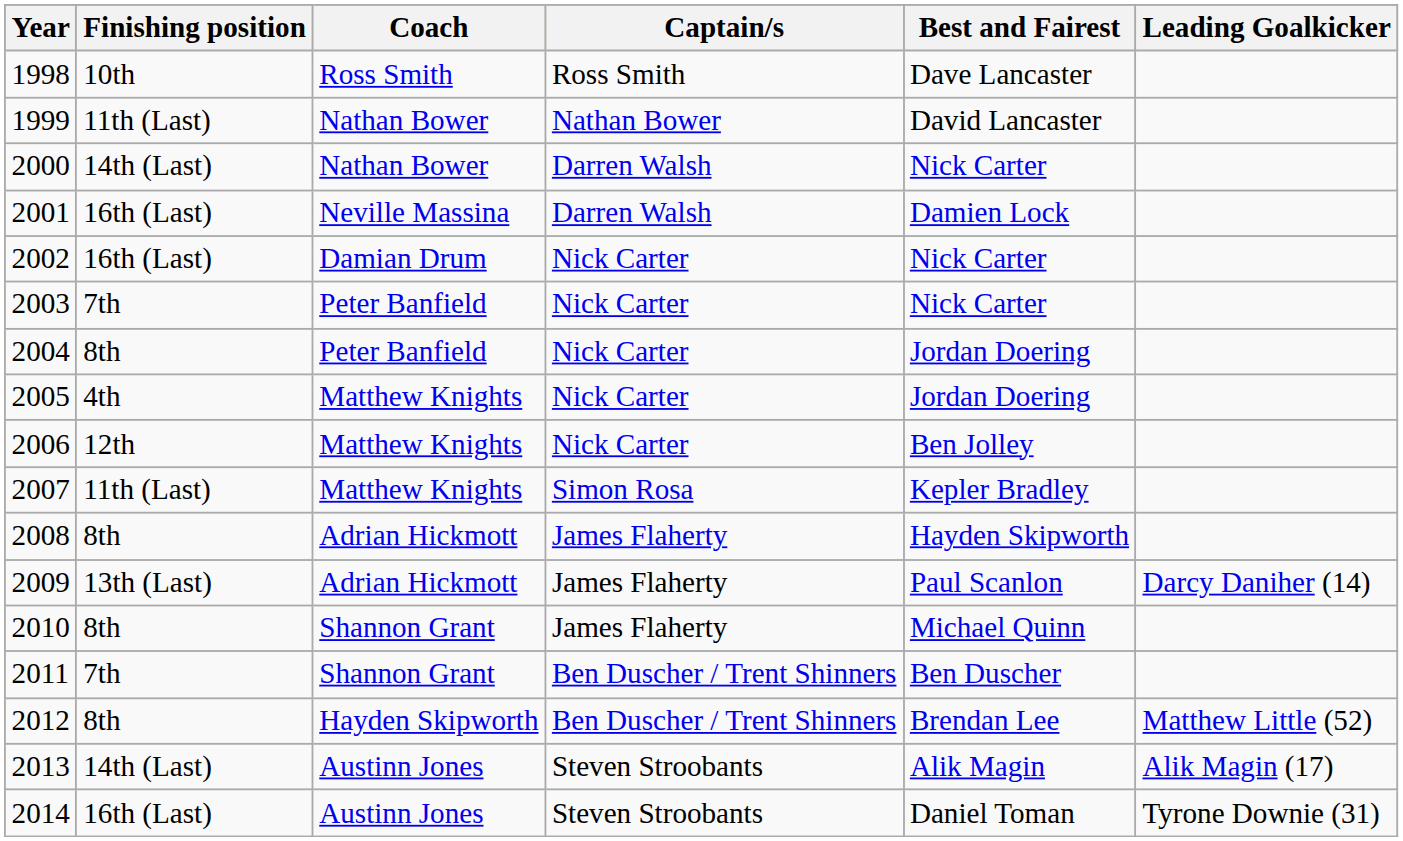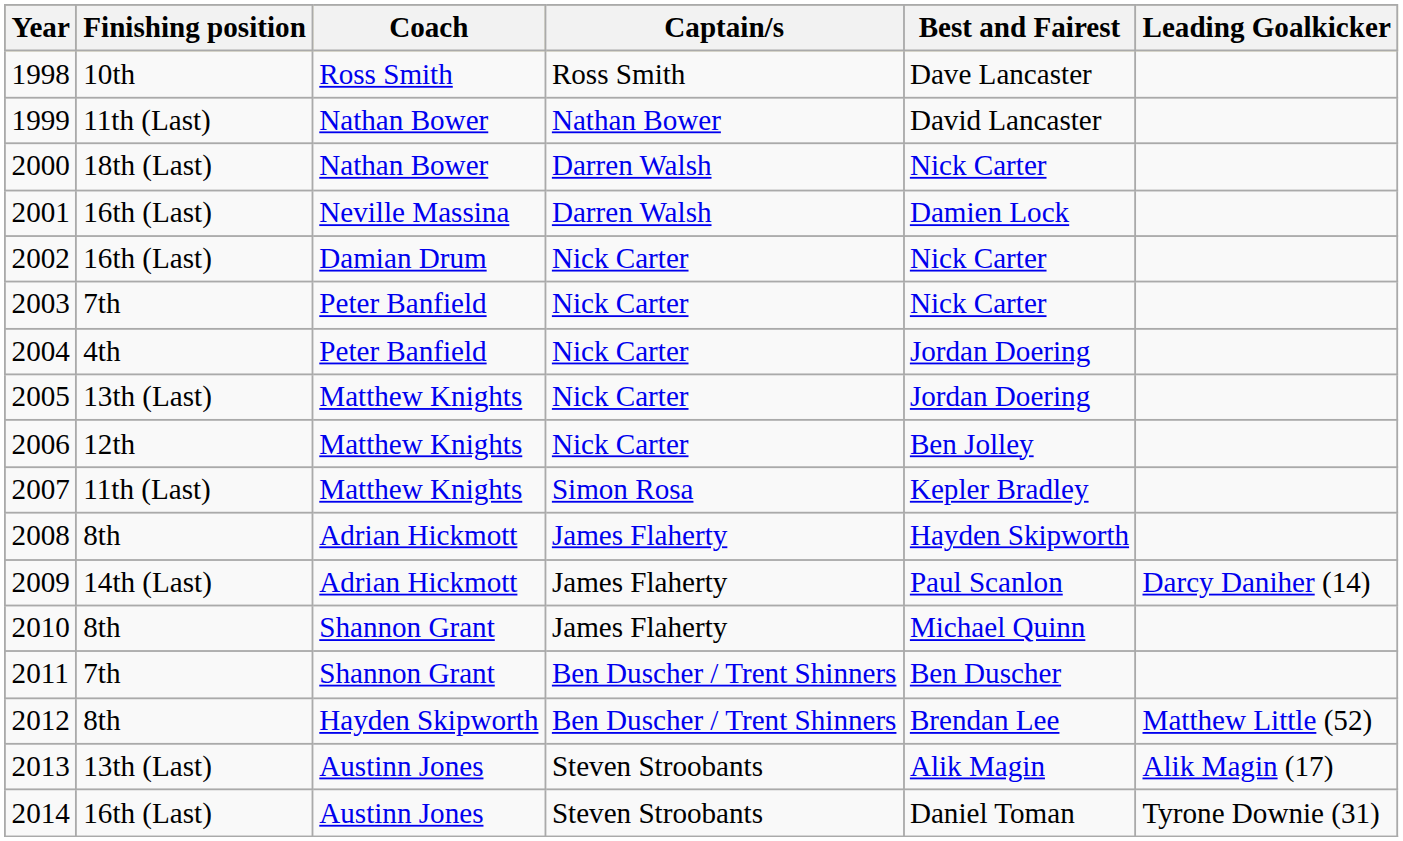(148, 166) 14th (Last) -> (148, 166) 18th (Last)
(102, 350) 8th -> (102, 350) 4th
(102, 397) 4th -> (148, 397) 13th (Last)
(148, 581) 13th (Last) -> (148, 581) 14th (Last)
(148, 766) 14th (Last) -> (148, 766) 13th (Last)
